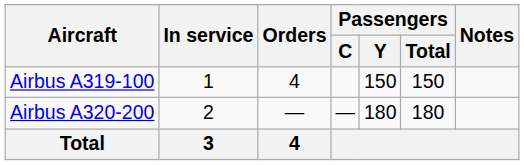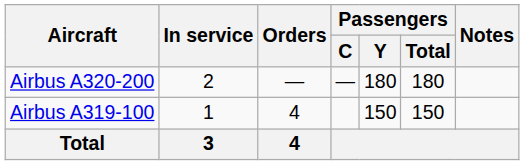rows swapped: (82, 81) <-> (82, 112)
